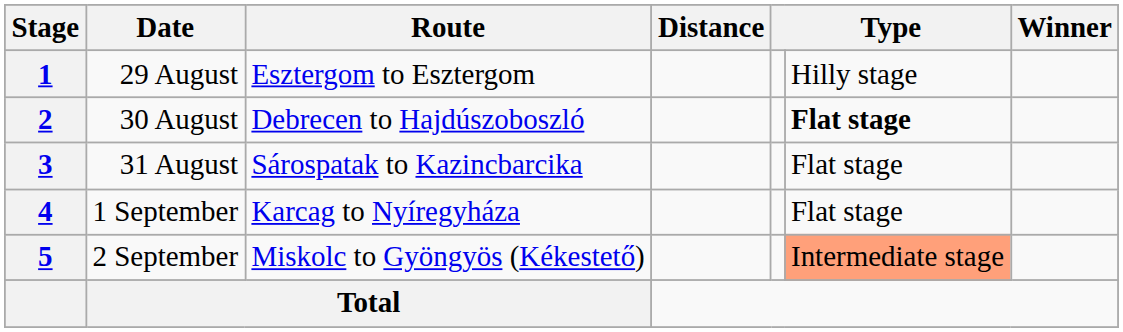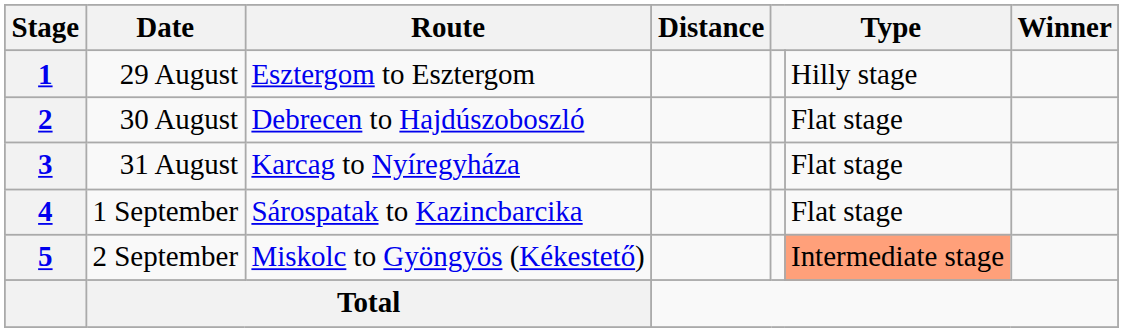(851, 119) bold -> (847, 119) normal
(417, 165) Sárospatak to Kazincbarcika -> (386, 165) Karcag to Nyíregyháza
(386, 211) Karcag to Nyíregyháza -> (417, 211) Sárospatak to Kazincbarcika
